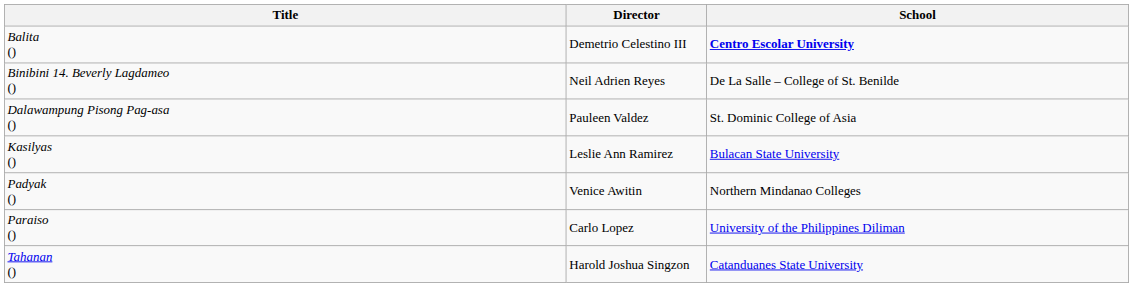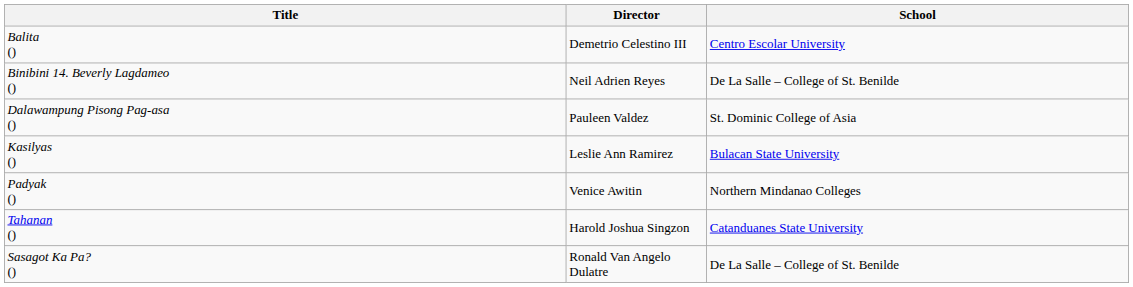(782, 44) bold -> (777, 44) normal
- row: (28, 227)
+ row: (49, 264)
